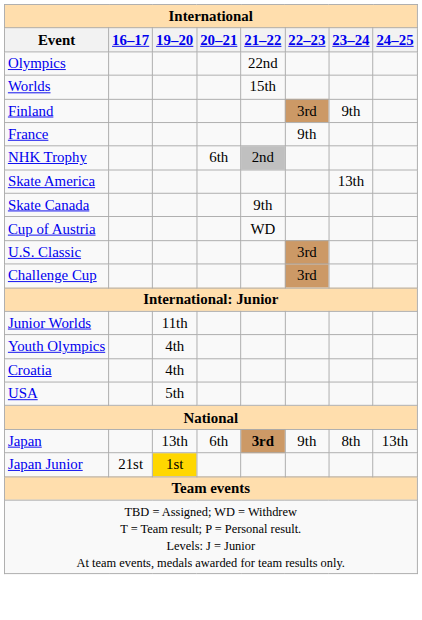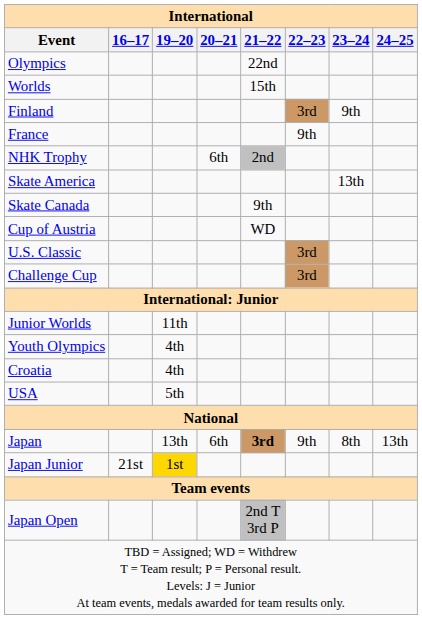+ row: (43, 520)
